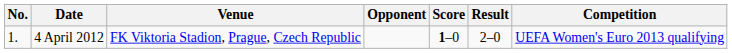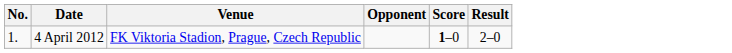- column: (620, 15)
